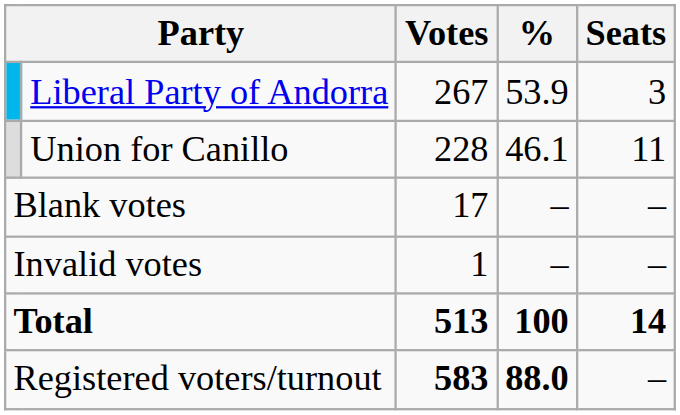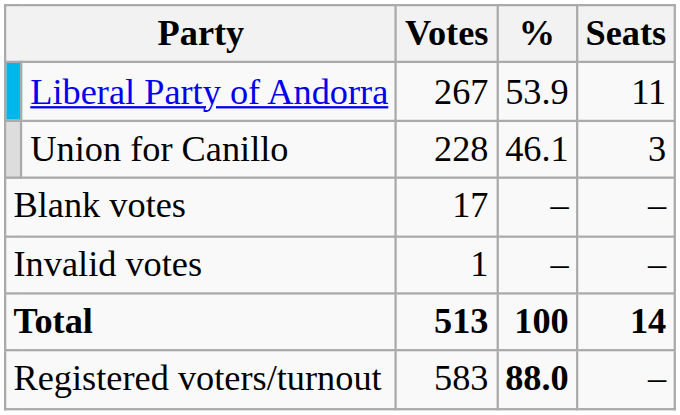(657, 90) 3 -> (649, 90) 11
(649, 148) 11 -> (657, 148) 3
(461, 378) bold -> (461, 378) normal
